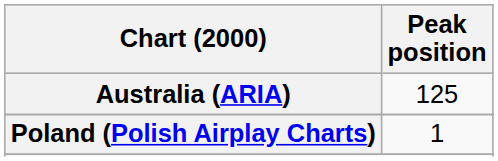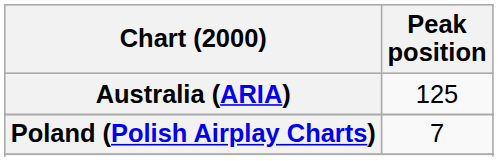(437, 133) 1 -> (437, 133) 7
